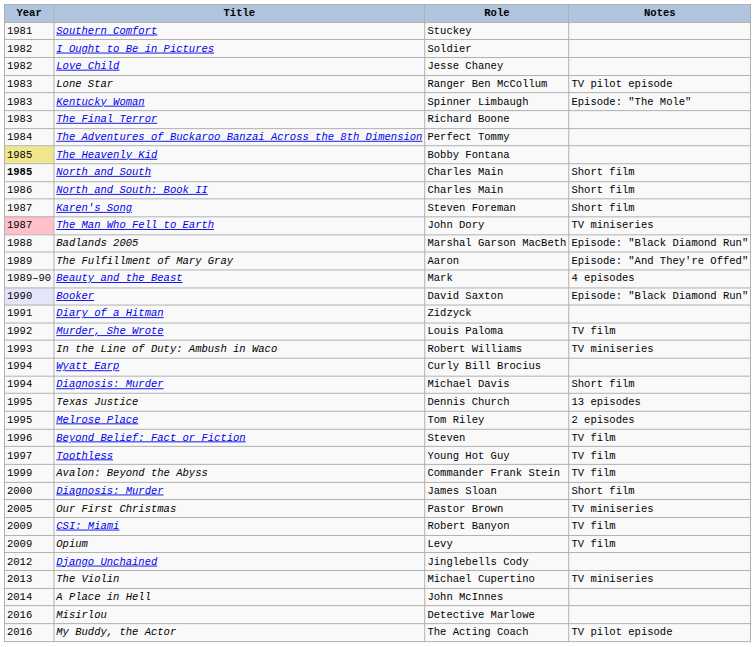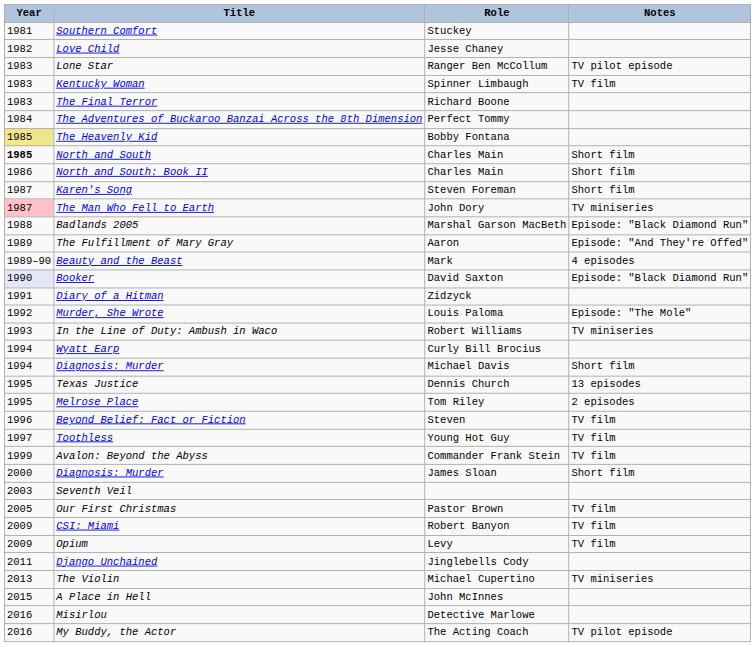- row: (135, 48)
(631, 101) Episode: "The Mole" -> (594, 84) TV film
(594, 331) TV film -> (631, 314) Episode: "The Mole"
+ row: (94, 491)
(612, 508) TV miniseries -> (594, 508) TV film
(20, 561) 2012 -> (20, 561) 2011
(20, 597) 2014 -> (20, 597) 2015
